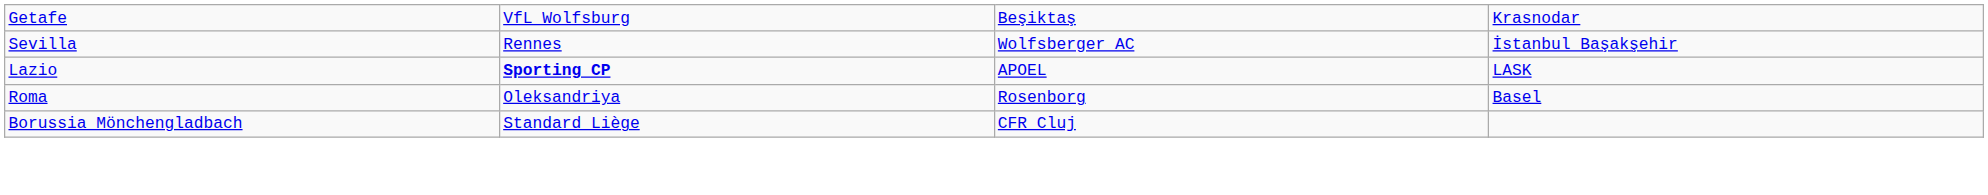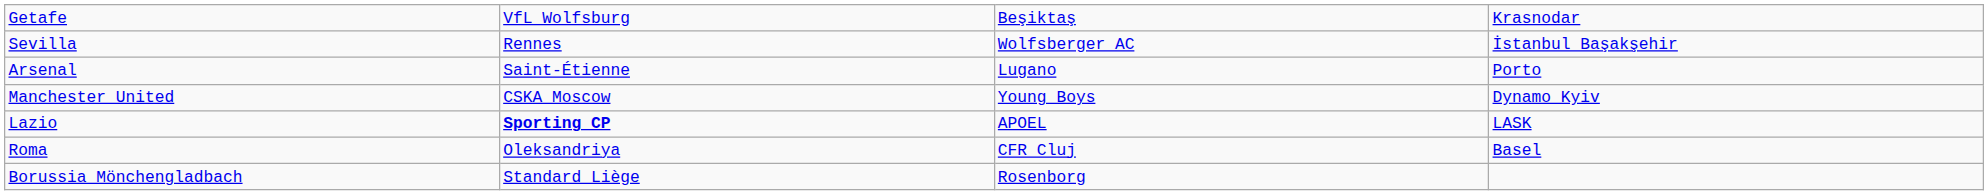+ row: (43, 71)
+ row: (91, 97)
(1042, 97) Rosenborg -> (1037, 150) CFR Cluj
(1037, 124) CFR Cluj -> (1042, 177) Rosenborg
